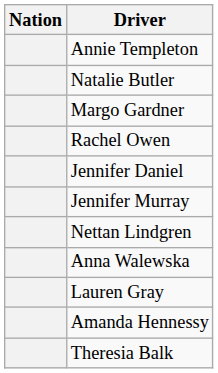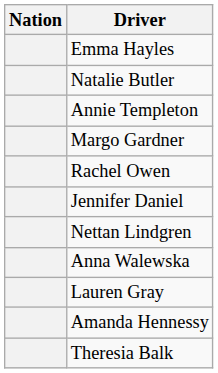+ row: (122, 49)
rows swapped: (134, 49) <-> (122, 79)
- row: (130, 200)
